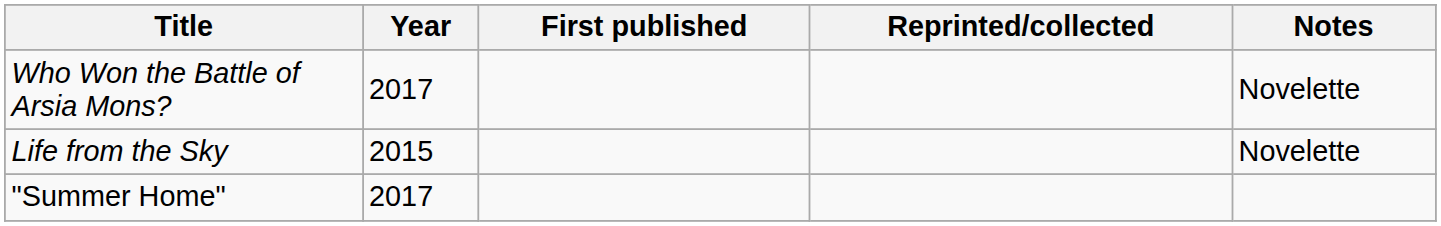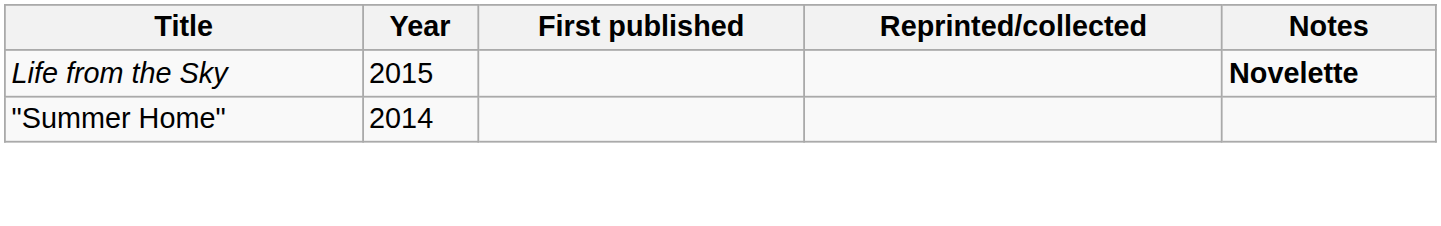- row: (156, 89)
(1299, 151) normal -> (1294, 73) bold
(401, 196) 2017 -> (401, 118) 2014
